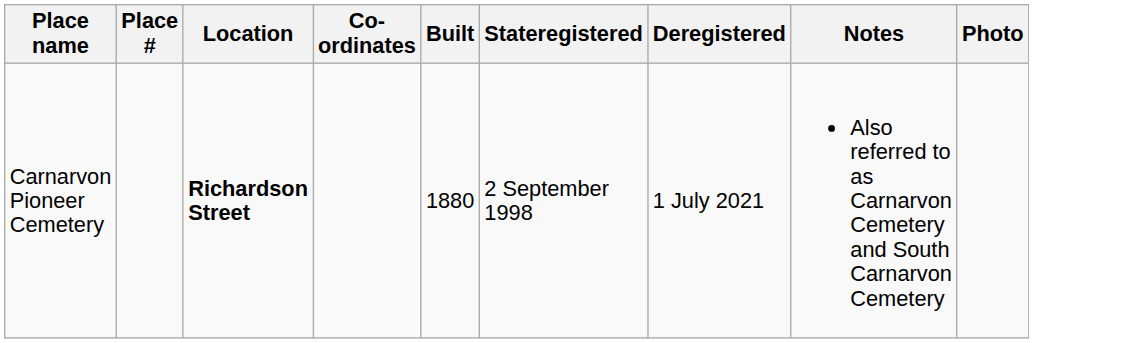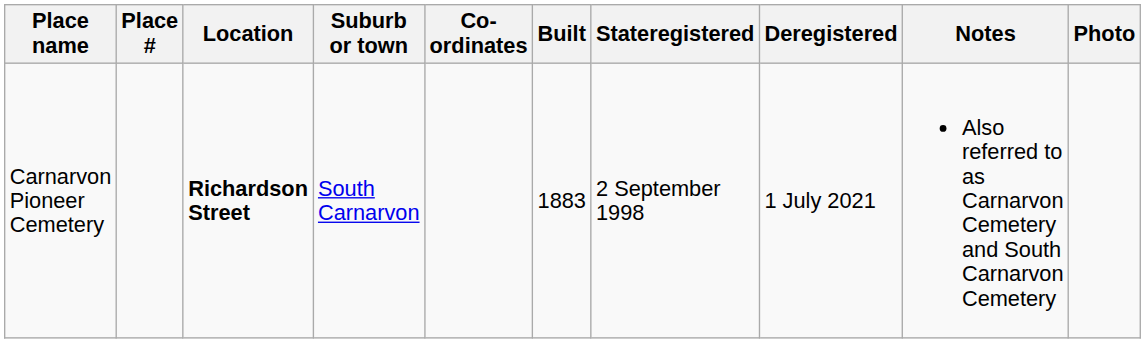+ column: (369, 33)
(450, 200) 1880 -> (562, 200) 1883
